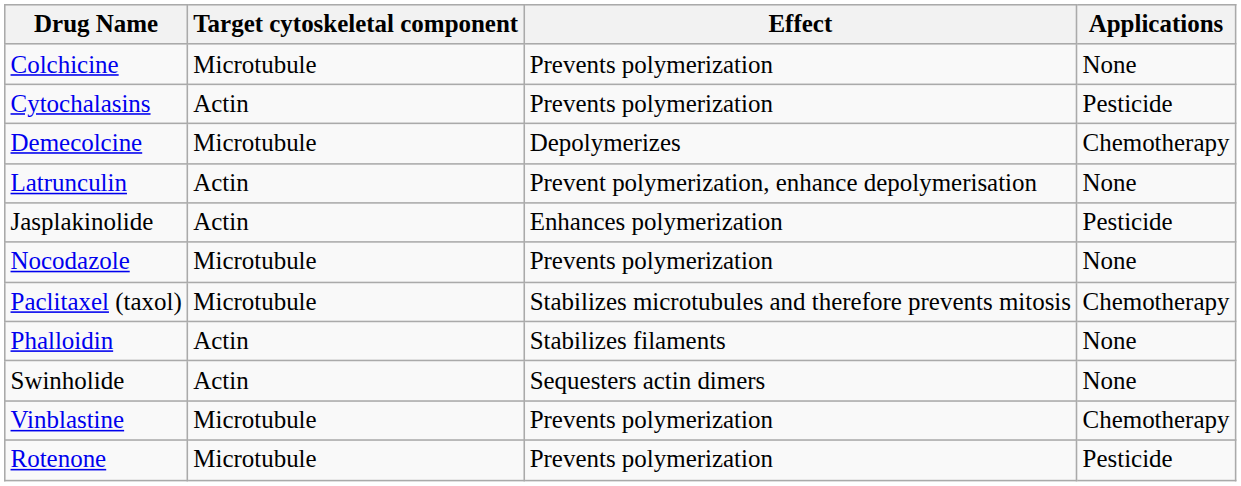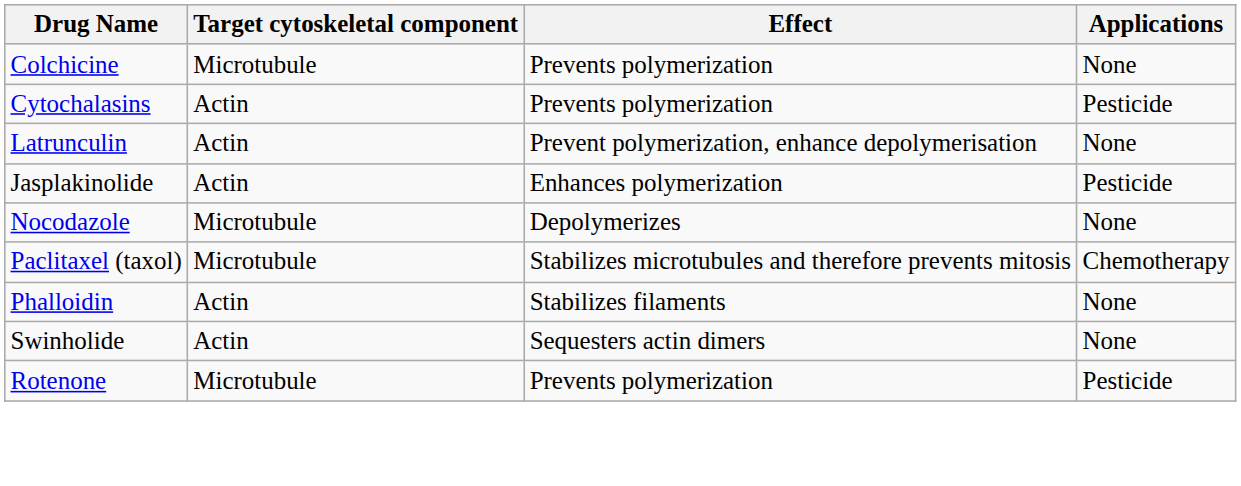- row: (76, 143)
(651, 261) Prevents polymerization -> (605, 222) Depolymerizes
- row: (67, 420)
